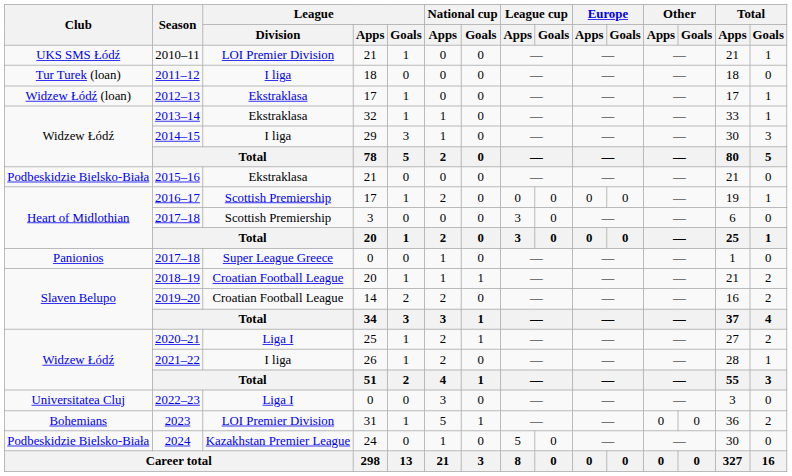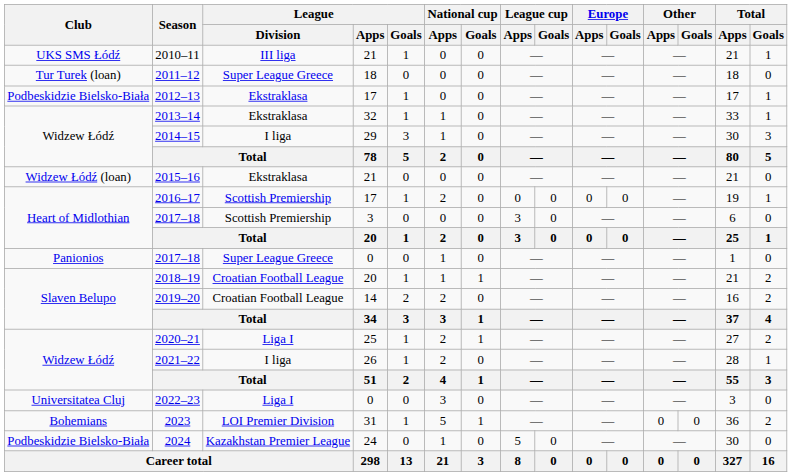(278, 55) LOI Premier Division -> (278, 55) III liga
(278, 75) I liga -> (278, 75) Super League Greece
(78, 95) Widzew Łódź (loan) -> (78, 95) Podbeskidzie Bielsko-Biała
(78, 177) Podbeskidzie Bielsko-Biała -> (78, 177) Widzew Łódź (loan)
